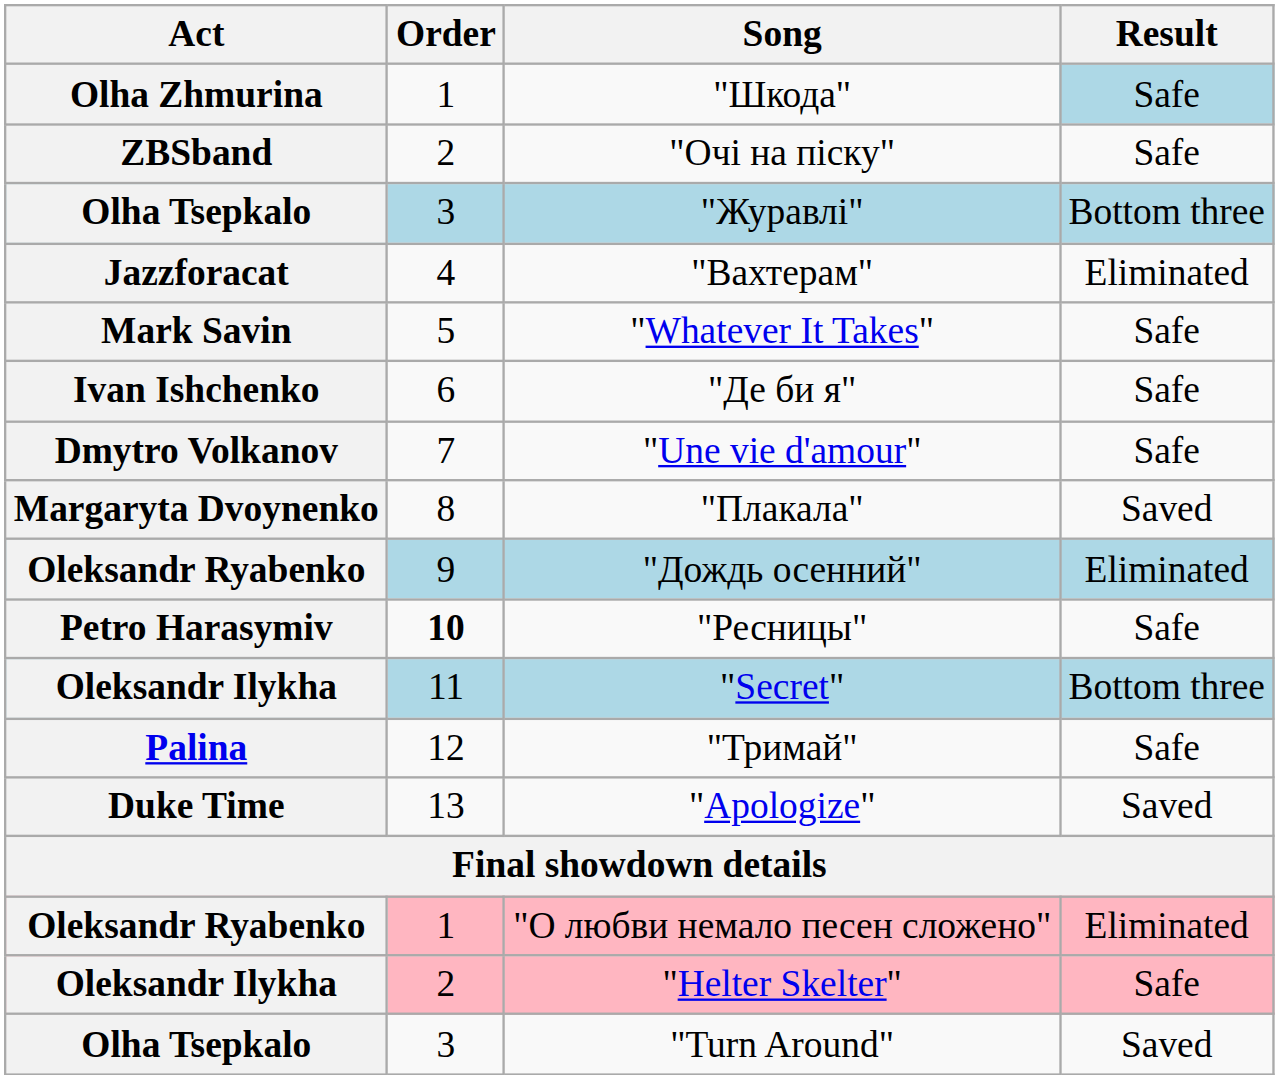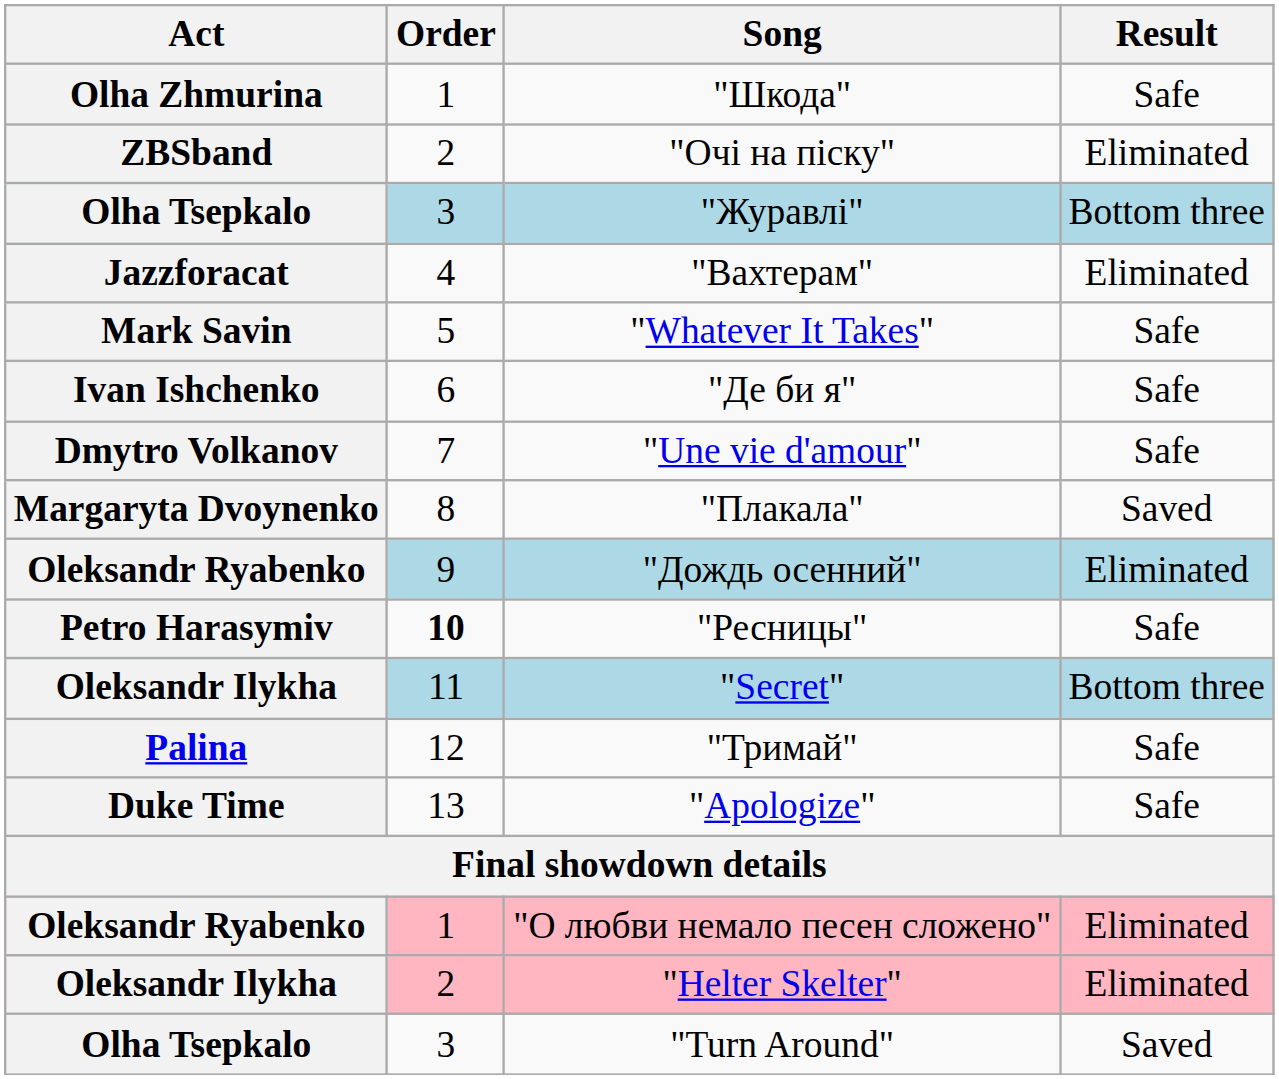(1167, 93) lightblue background -> (1167, 93) no background
(1167, 152) Safe -> (1167, 152) Eliminated
(1167, 806) Saved -> (1167, 806) Safe
(1167, 984) Safe -> (1167, 984) Eliminated
